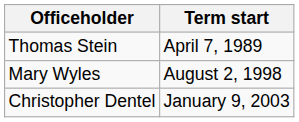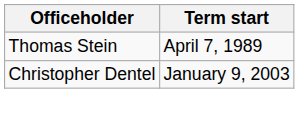- row: (54, 74)
